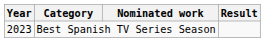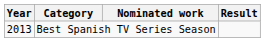(19, 30) 2023 -> (19, 30) 2013
